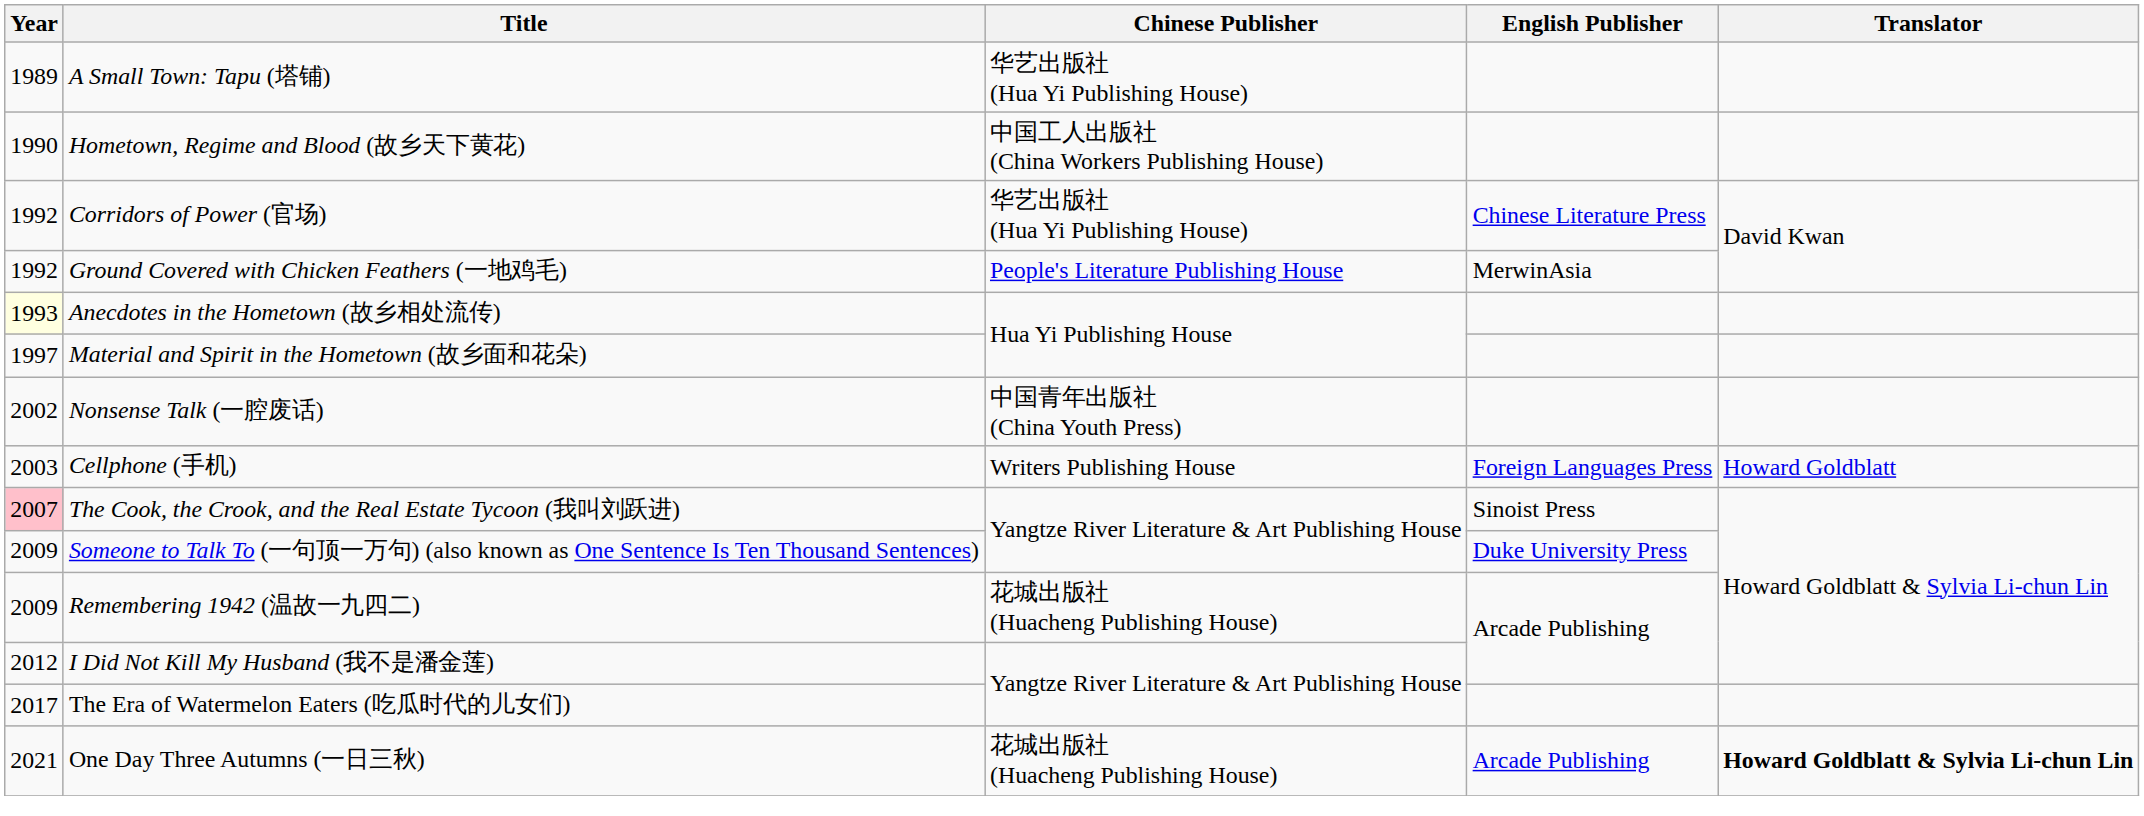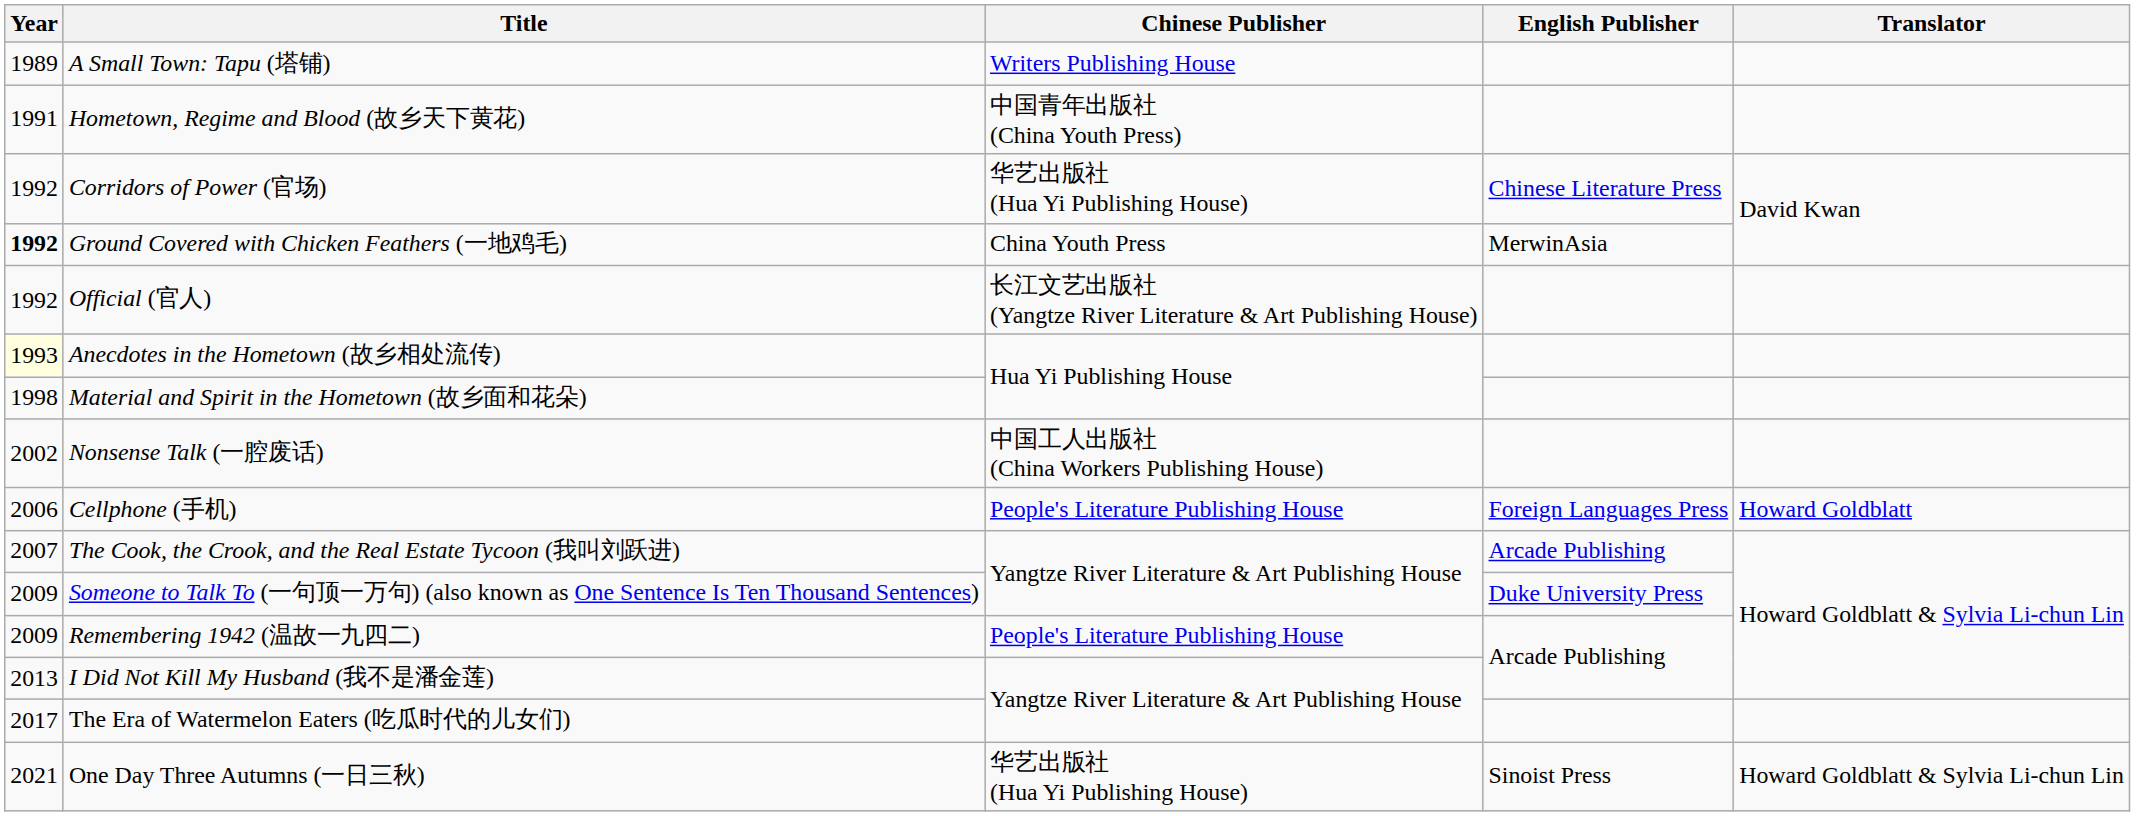(1119, 77) 华艺出版社 (Hua Yi Publishing House) -> (1113, 63) Writers Publishing House
(34, 145) 1990 -> (34, 119) 1991
(1157, 146) 中国工人出版社 (China Workers Publishing House) -> (1086, 119) 中国青年出版社 (China Youth Press)
(34, 270) normal -> (34, 243) bold
(1167, 270) People's Literature Publishing House -> (1078, 243) China Youth Press
+ row: (140, 298)
(34, 355) 1997 -> (34, 397) 1998
(1086, 411) 中国青年出版社 (China Youth Press) -> (1157, 454) 中国工人出版社 (China Workers Publishing House)
(34, 466) 2003 -> (34, 508) 2006
(1113, 466) Writers Publishing House -> (1167, 508) People's Literature Publishing House
(34, 508) pink background -> (34, 551) no background
(1534, 508) Sinoist Press -> (1577, 551) Arcade Publishing
(1134, 607) 花城出版社 (Huacheng Publishing House) -> (1167, 635) People's Literature Publishing House
(34, 662) 2012 -> (34, 678) 2013
(1134, 761) 花城出版社 (Huacheng Publishing House) -> (1119, 776) 华艺出版社 (Hua Yi Publishing House)
(1561, 760) Arcade Publishing -> (1550, 776) Sinoist Press
(1928, 760) bold -> (1932, 776) normal
